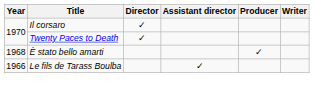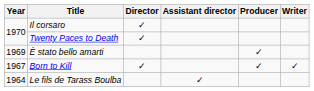(16, 52) 1968 -> (16, 52) 1969
+ row: (50, 66)
(16, 66) 1966 -> (16, 80) 1964
